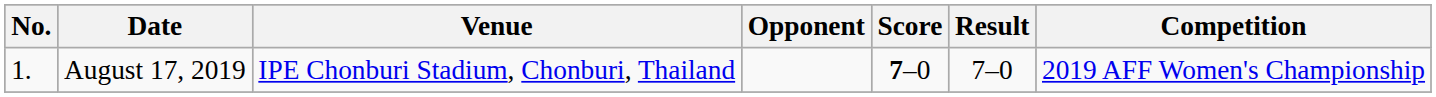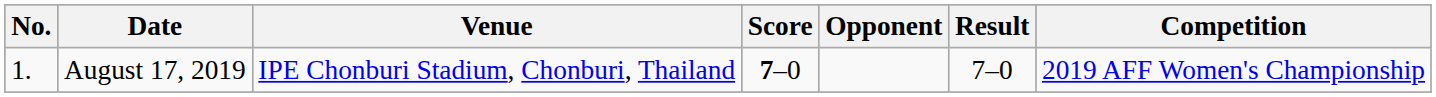columns swapped: (806, 26) <-> (910, 26)
